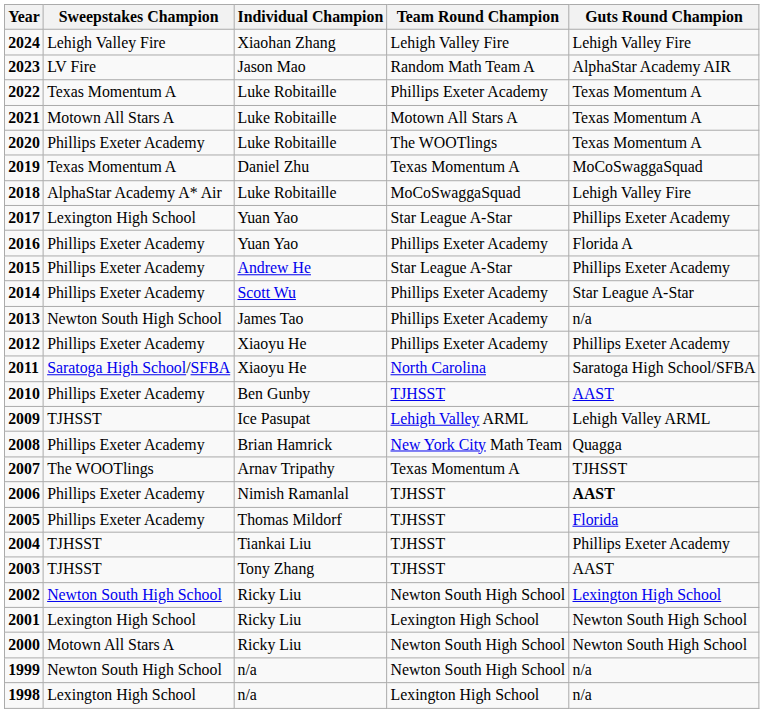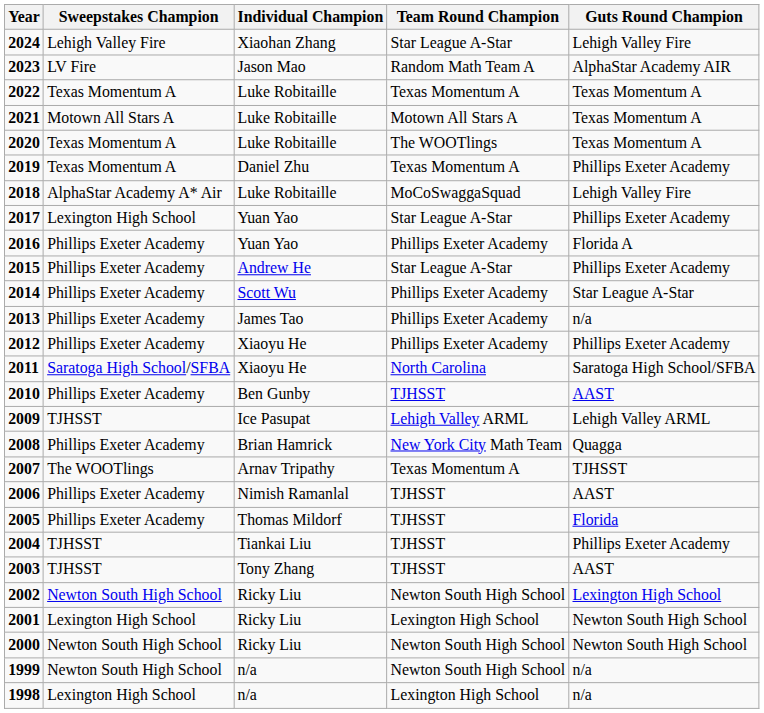(450, 42) Lehigh Valley Fire -> (451, 42) Star League A-Star
(469, 92) Phillips Exeter Academy -> (455, 92) Texas Momentum A
(126, 142) Phillips Exeter Academy -> (112, 142) Texas Momentum A
(638, 167) MoCoSwaggaSquad -> (651, 167) Phillips Exeter Academy
(134, 318) Newton South High School -> (126, 318) Phillips Exeter Academy
(594, 494) bold -> (593, 494) normal
(111, 645) Motown All Stars A -> (134, 645) Newton South High School
